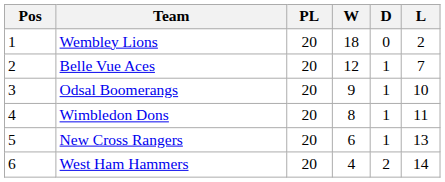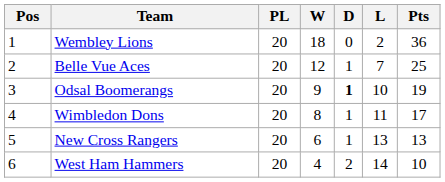+ column: (419, 16)
(386, 90) normal -> (349, 90) bold
